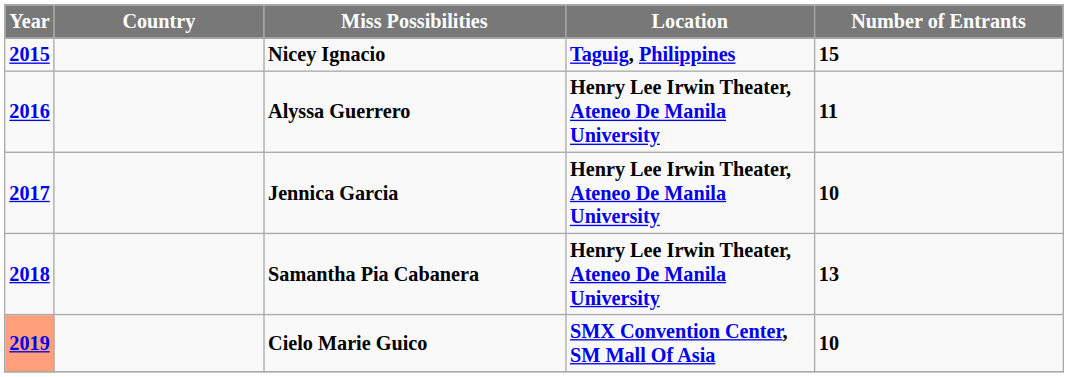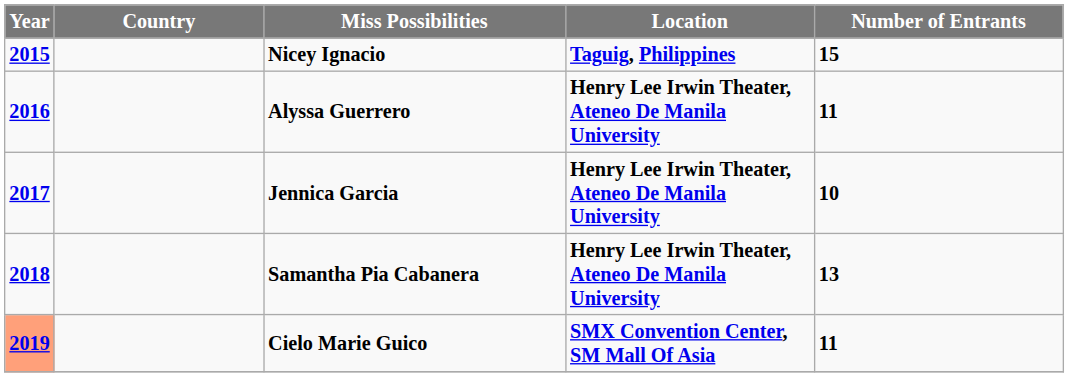(829, 343) 10 -> (828, 343) 11
